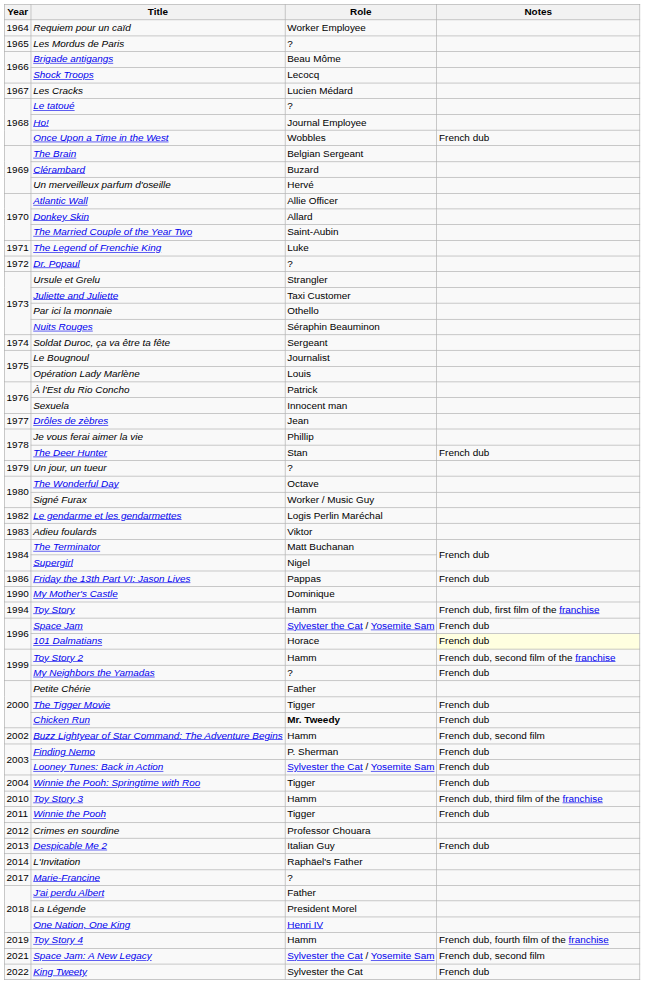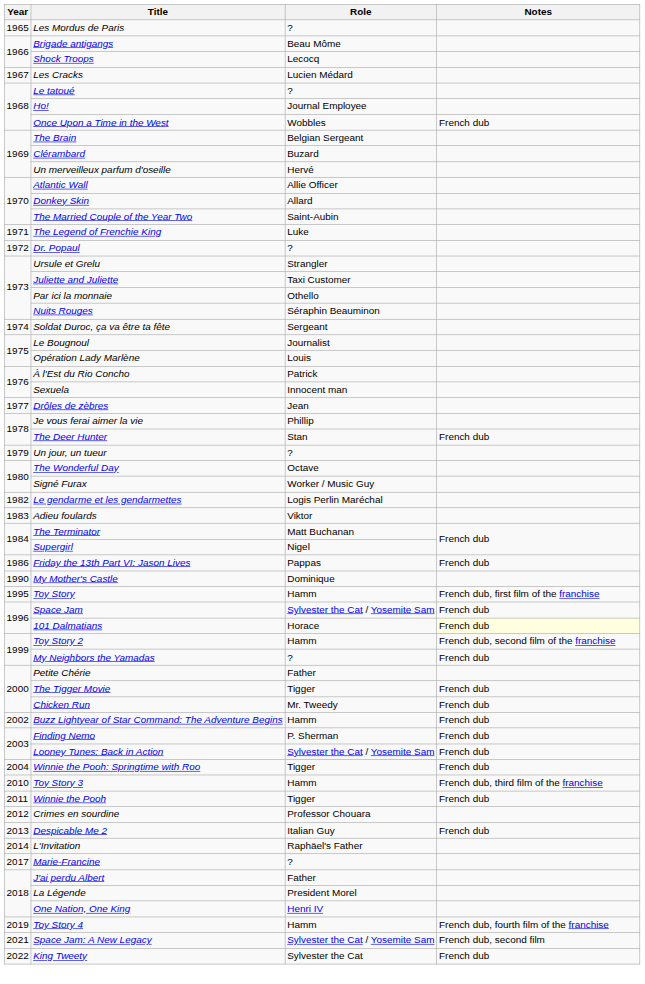- row: (82, 28)
(18, 610) 1994 -> (18, 594) 1995
(314, 720) bold -> (312, 704) normal
(492, 736) French dub, second film -> (464, 720) French dub
